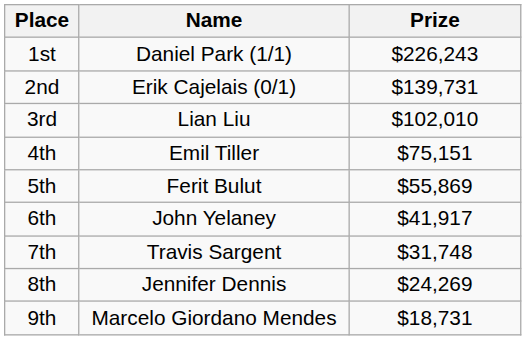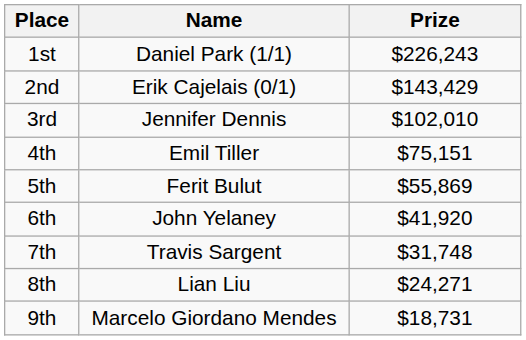(435, 86) $139,731 -> (435, 86) $143,429
(214, 119) Lian Liu -> (214, 119) Jennifer Dennis
(435, 218) $41,917 -> (435, 218) $41,920
(214, 284) Jennifer Dennis -> (214, 284) Lian Liu
(435, 284) $24,269 -> (435, 284) $24,271
